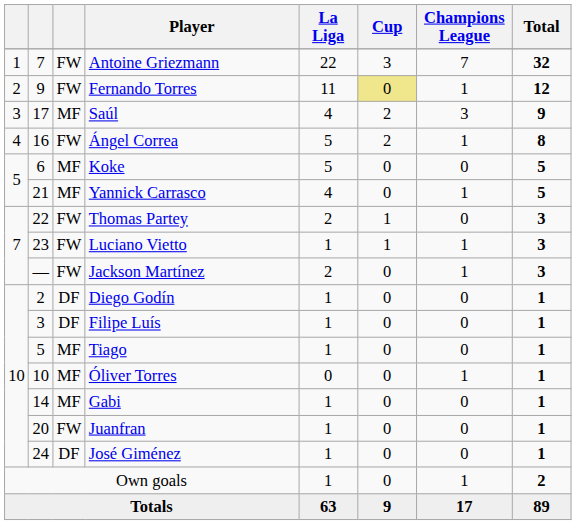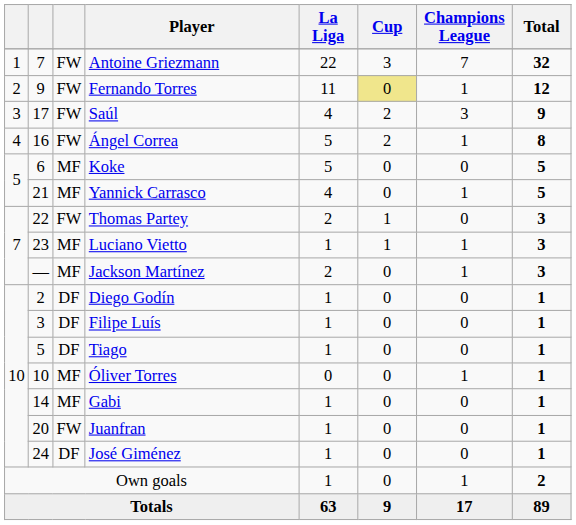(69, 114) MF -> (69, 114) FW
(69, 245) FW -> (69, 245) MF
(69, 271) FW -> (69, 271) MF
(69, 349) MF -> (69, 349) DF
